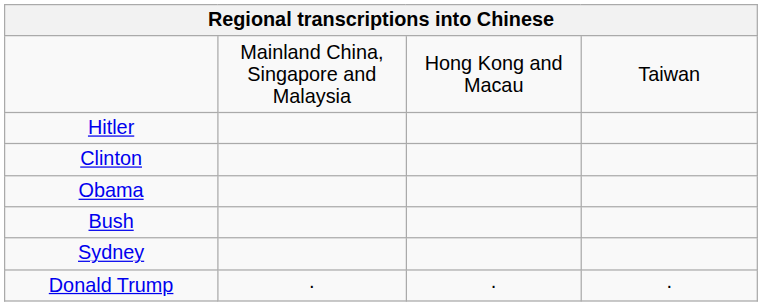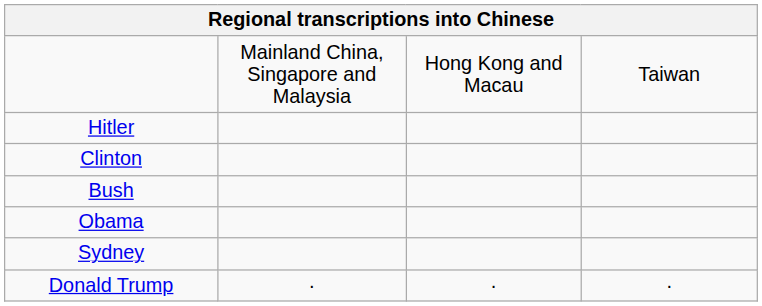rows swapped: (111, 222) <-> (111, 190)
